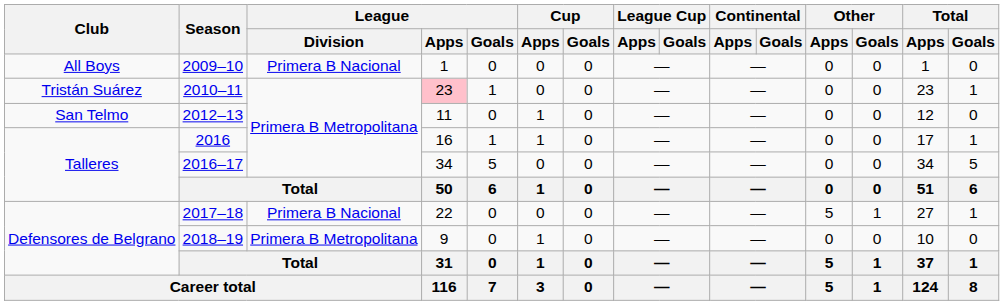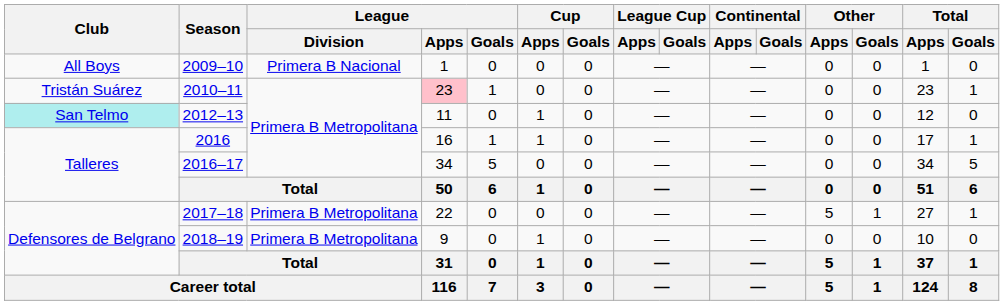(92, 115) no background -> (92, 115) paleturquoise background
(334, 213) Primera B Nacional -> (334, 213) Primera B Metropolitana
